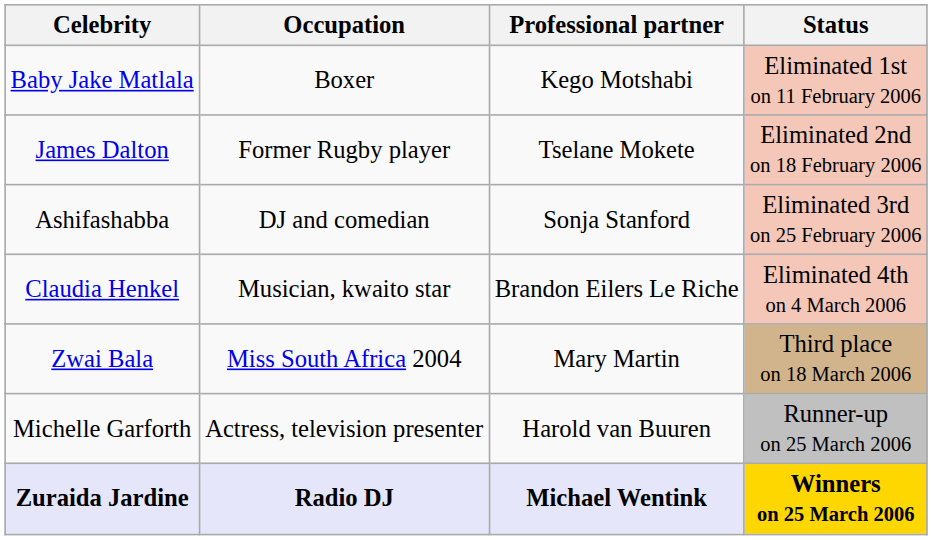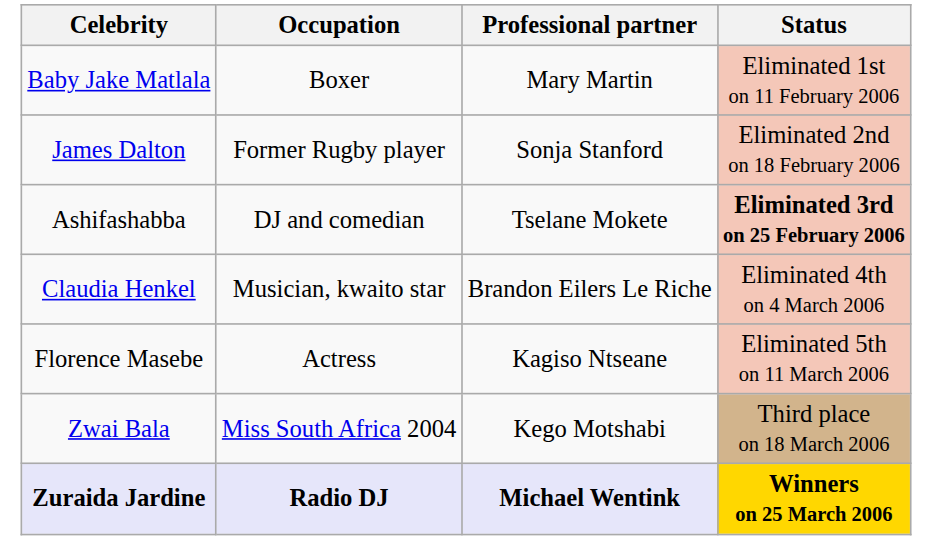(617, 79) Kego Motshabi -> (590, 79) Mary Martin
(617, 149) Tselane Mokete -> (590, 149) Sonja Stanford
(617, 219) Sonja Stanford -> (590, 219) Tselane Mokete
(836, 219) normal -> (814, 219) bold
+ row: (119, 359)
(617, 359) Mary Martin -> (590, 428) Kego Motshabi
- row: (102, 428)
